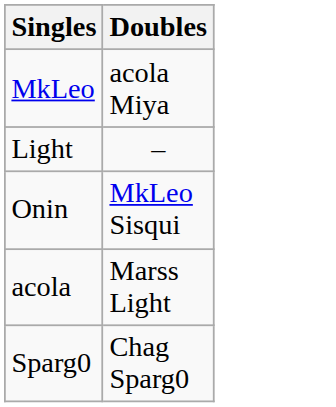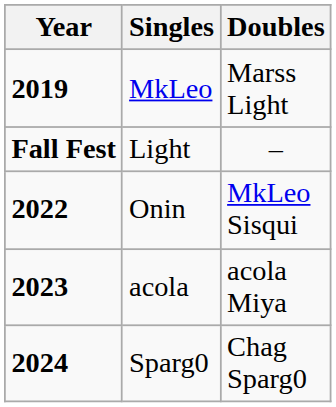+ column: (64, 26)
(139, 87) acola Miya -> (262, 87) Marss Light
(144, 286) Marss Light -> (257, 286) acola Miya
